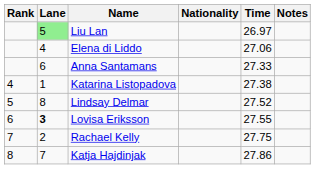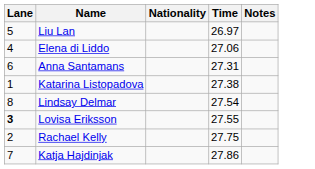- column: (21, 13)
(43, 31) lightgreen background -> (10, 31) no background
(258, 66) 27.33 -> (225, 66) 27.31
(258, 102) 27.52 -> (225, 102) 27.54
